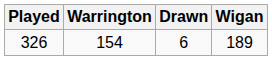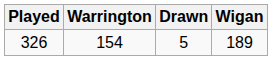(184, 42) 6 -> (184, 42) 5
